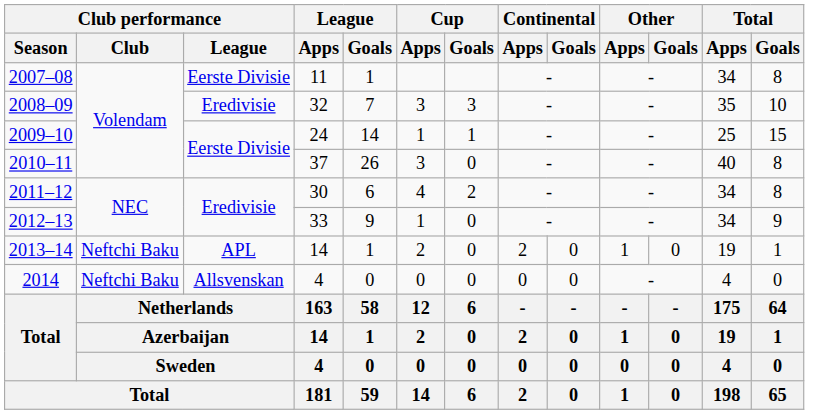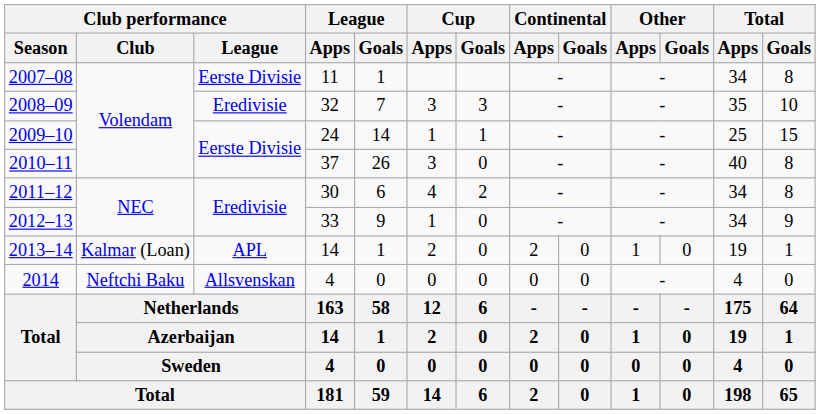(130, 250) Neftchi Baku -> (135, 250) Kalmar (Loan)
